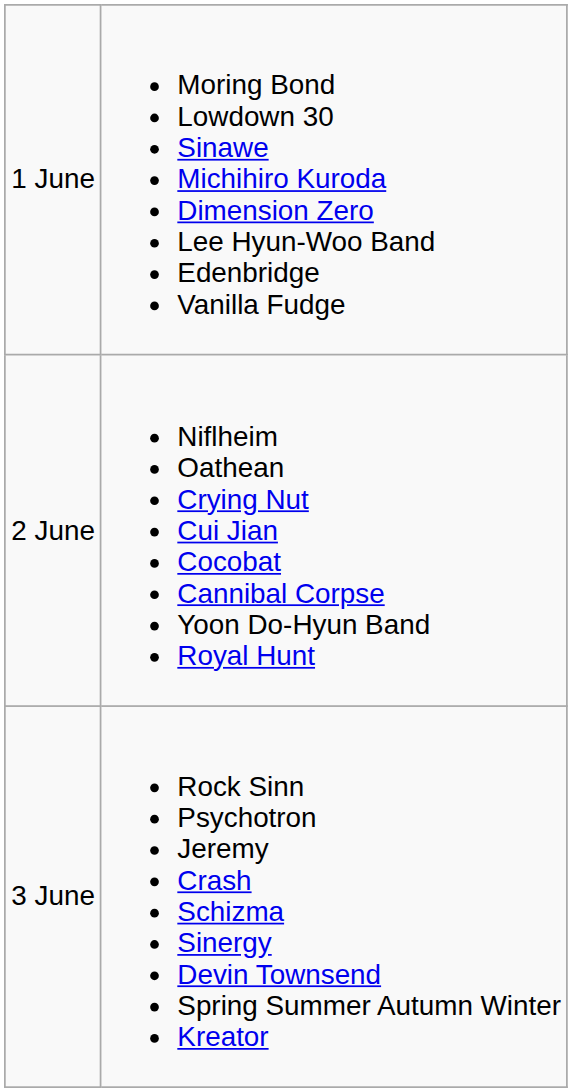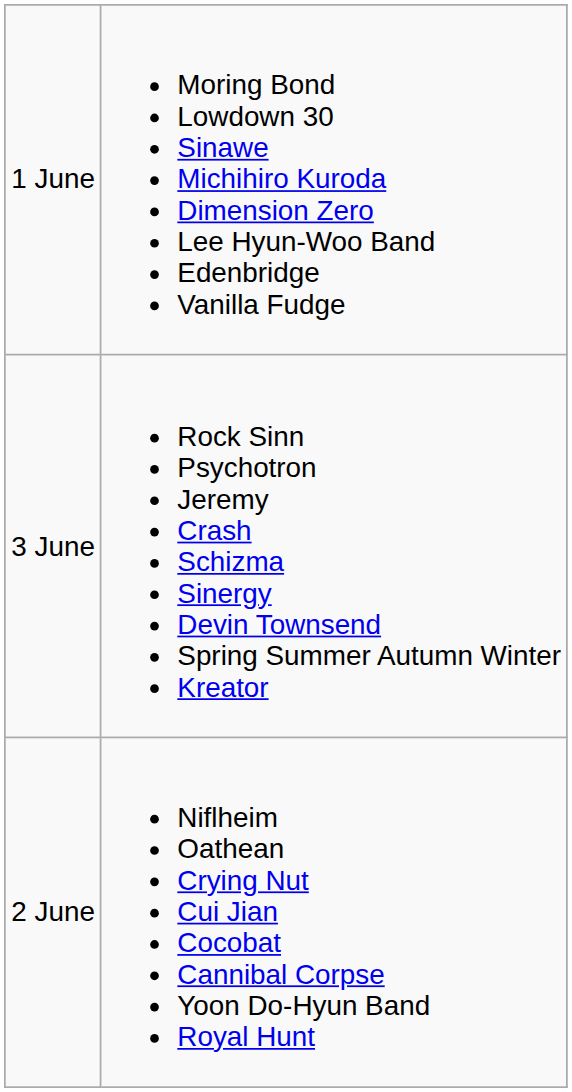rows swapped: (53, 530) <-> (53, 896)
